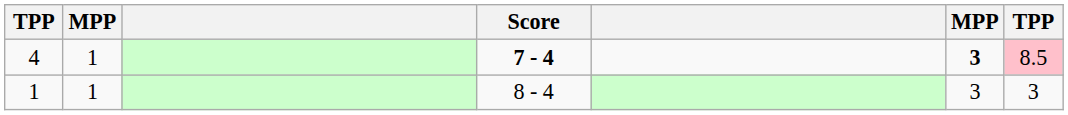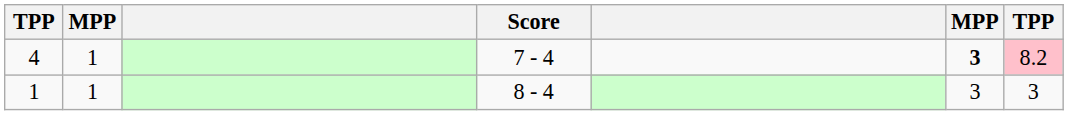(534, 57) bold -> (534, 57) normal
(1033, 57) 8.5 -> (1033, 57) 8.2
